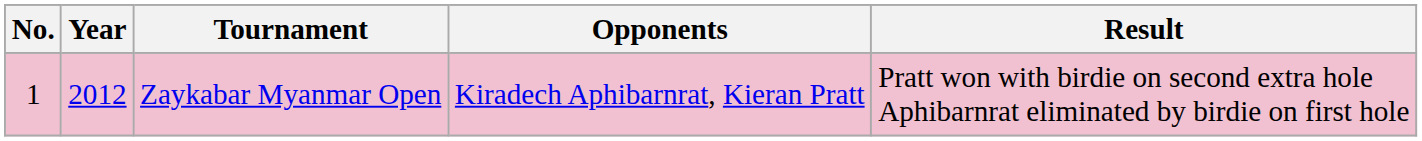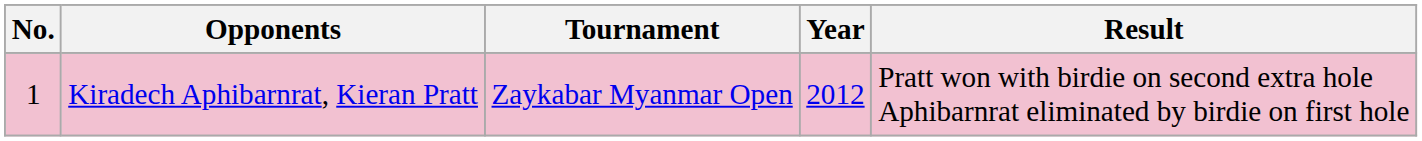columns swapped: (97, 28) <-> (660, 28)
